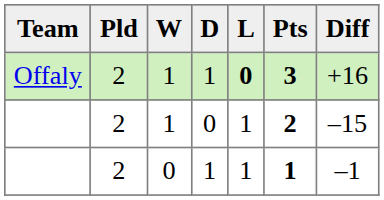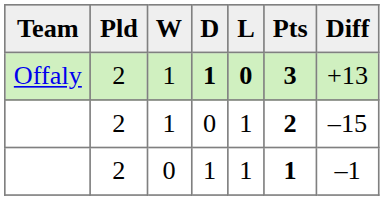(210, 75) normal -> (210, 75) bold
(348, 75) +16 -> (348, 75) +13
